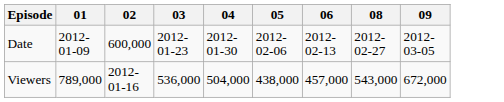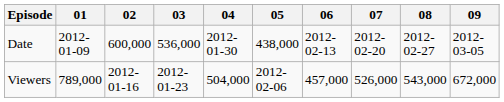+ column: (376, 15)
(173, 43) 2012-01-23 -> (179, 43) 536,000
(271, 43) 2012-02-06 -> (277, 43) 438,000
(179, 79) 536,000 -> (173, 79) 2012-01-23
(277, 79) 438,000 -> (271, 79) 2012-02-06
